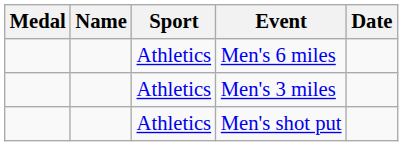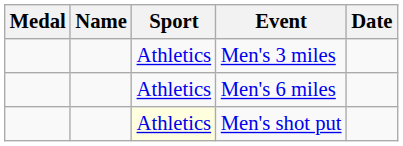rows swapped: (278, 55) <-> (278, 89)
(174, 123) no background -> (174, 123) lightyellow background
